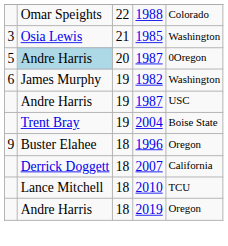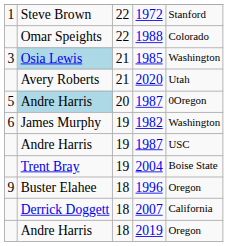+ row: (11, 15)
(51, 36) no background -> (51, 58) lightblue background
+ row: (11, 80)
- row: (11, 188)
